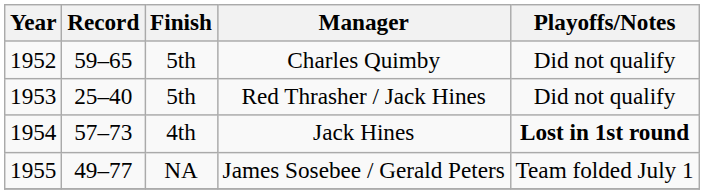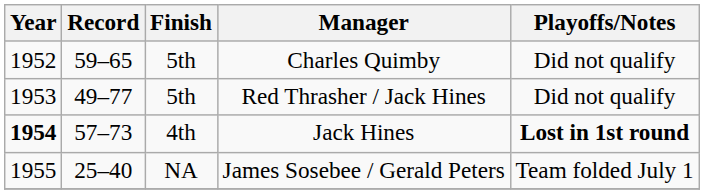(103, 96) 25–40 -> (103, 96) 49–77
(33, 133) normal -> (33, 133) bold
(103, 170) 49–77 -> (103, 170) 25–40
